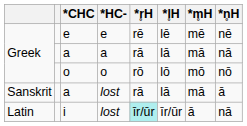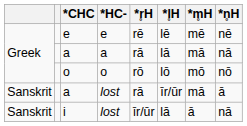(165, 92) lā -> (171, 92) īr/ūr
(21, 111) Latin -> (29, 111) Sanskrit
(144, 111) paleturquoise background -> (144, 111) no background
(171, 111) īr/ūr -> (165, 111) lā
